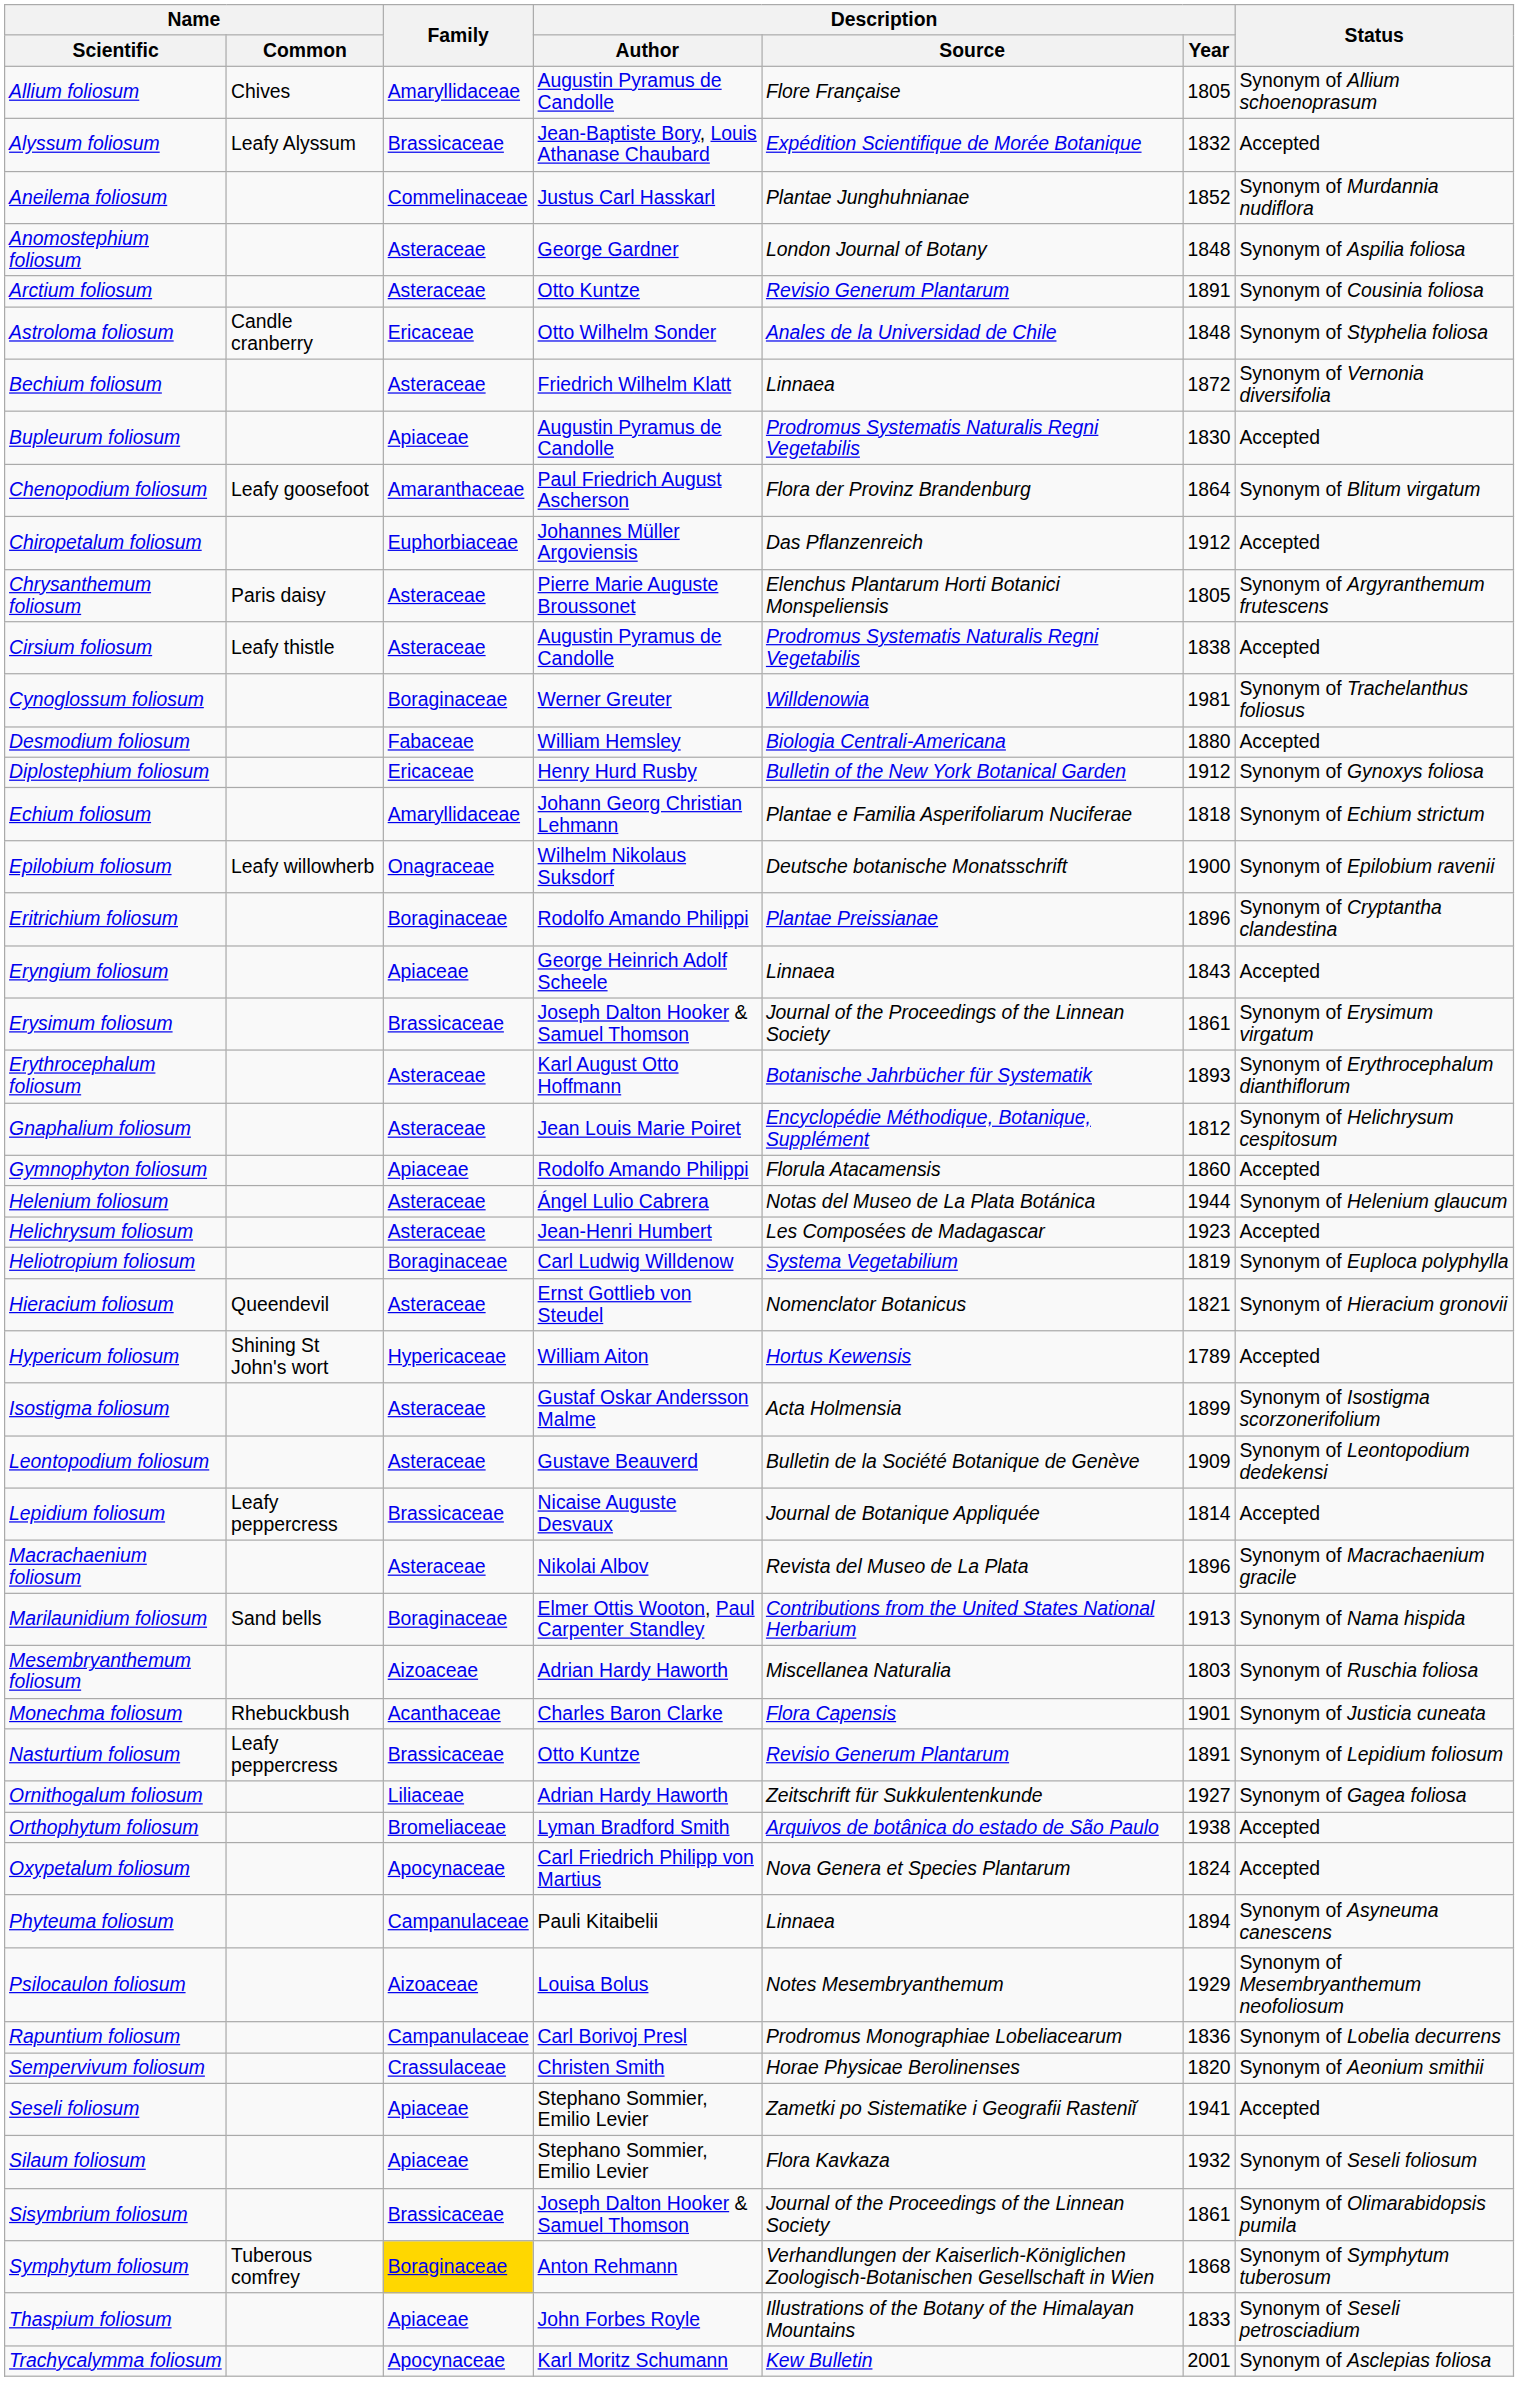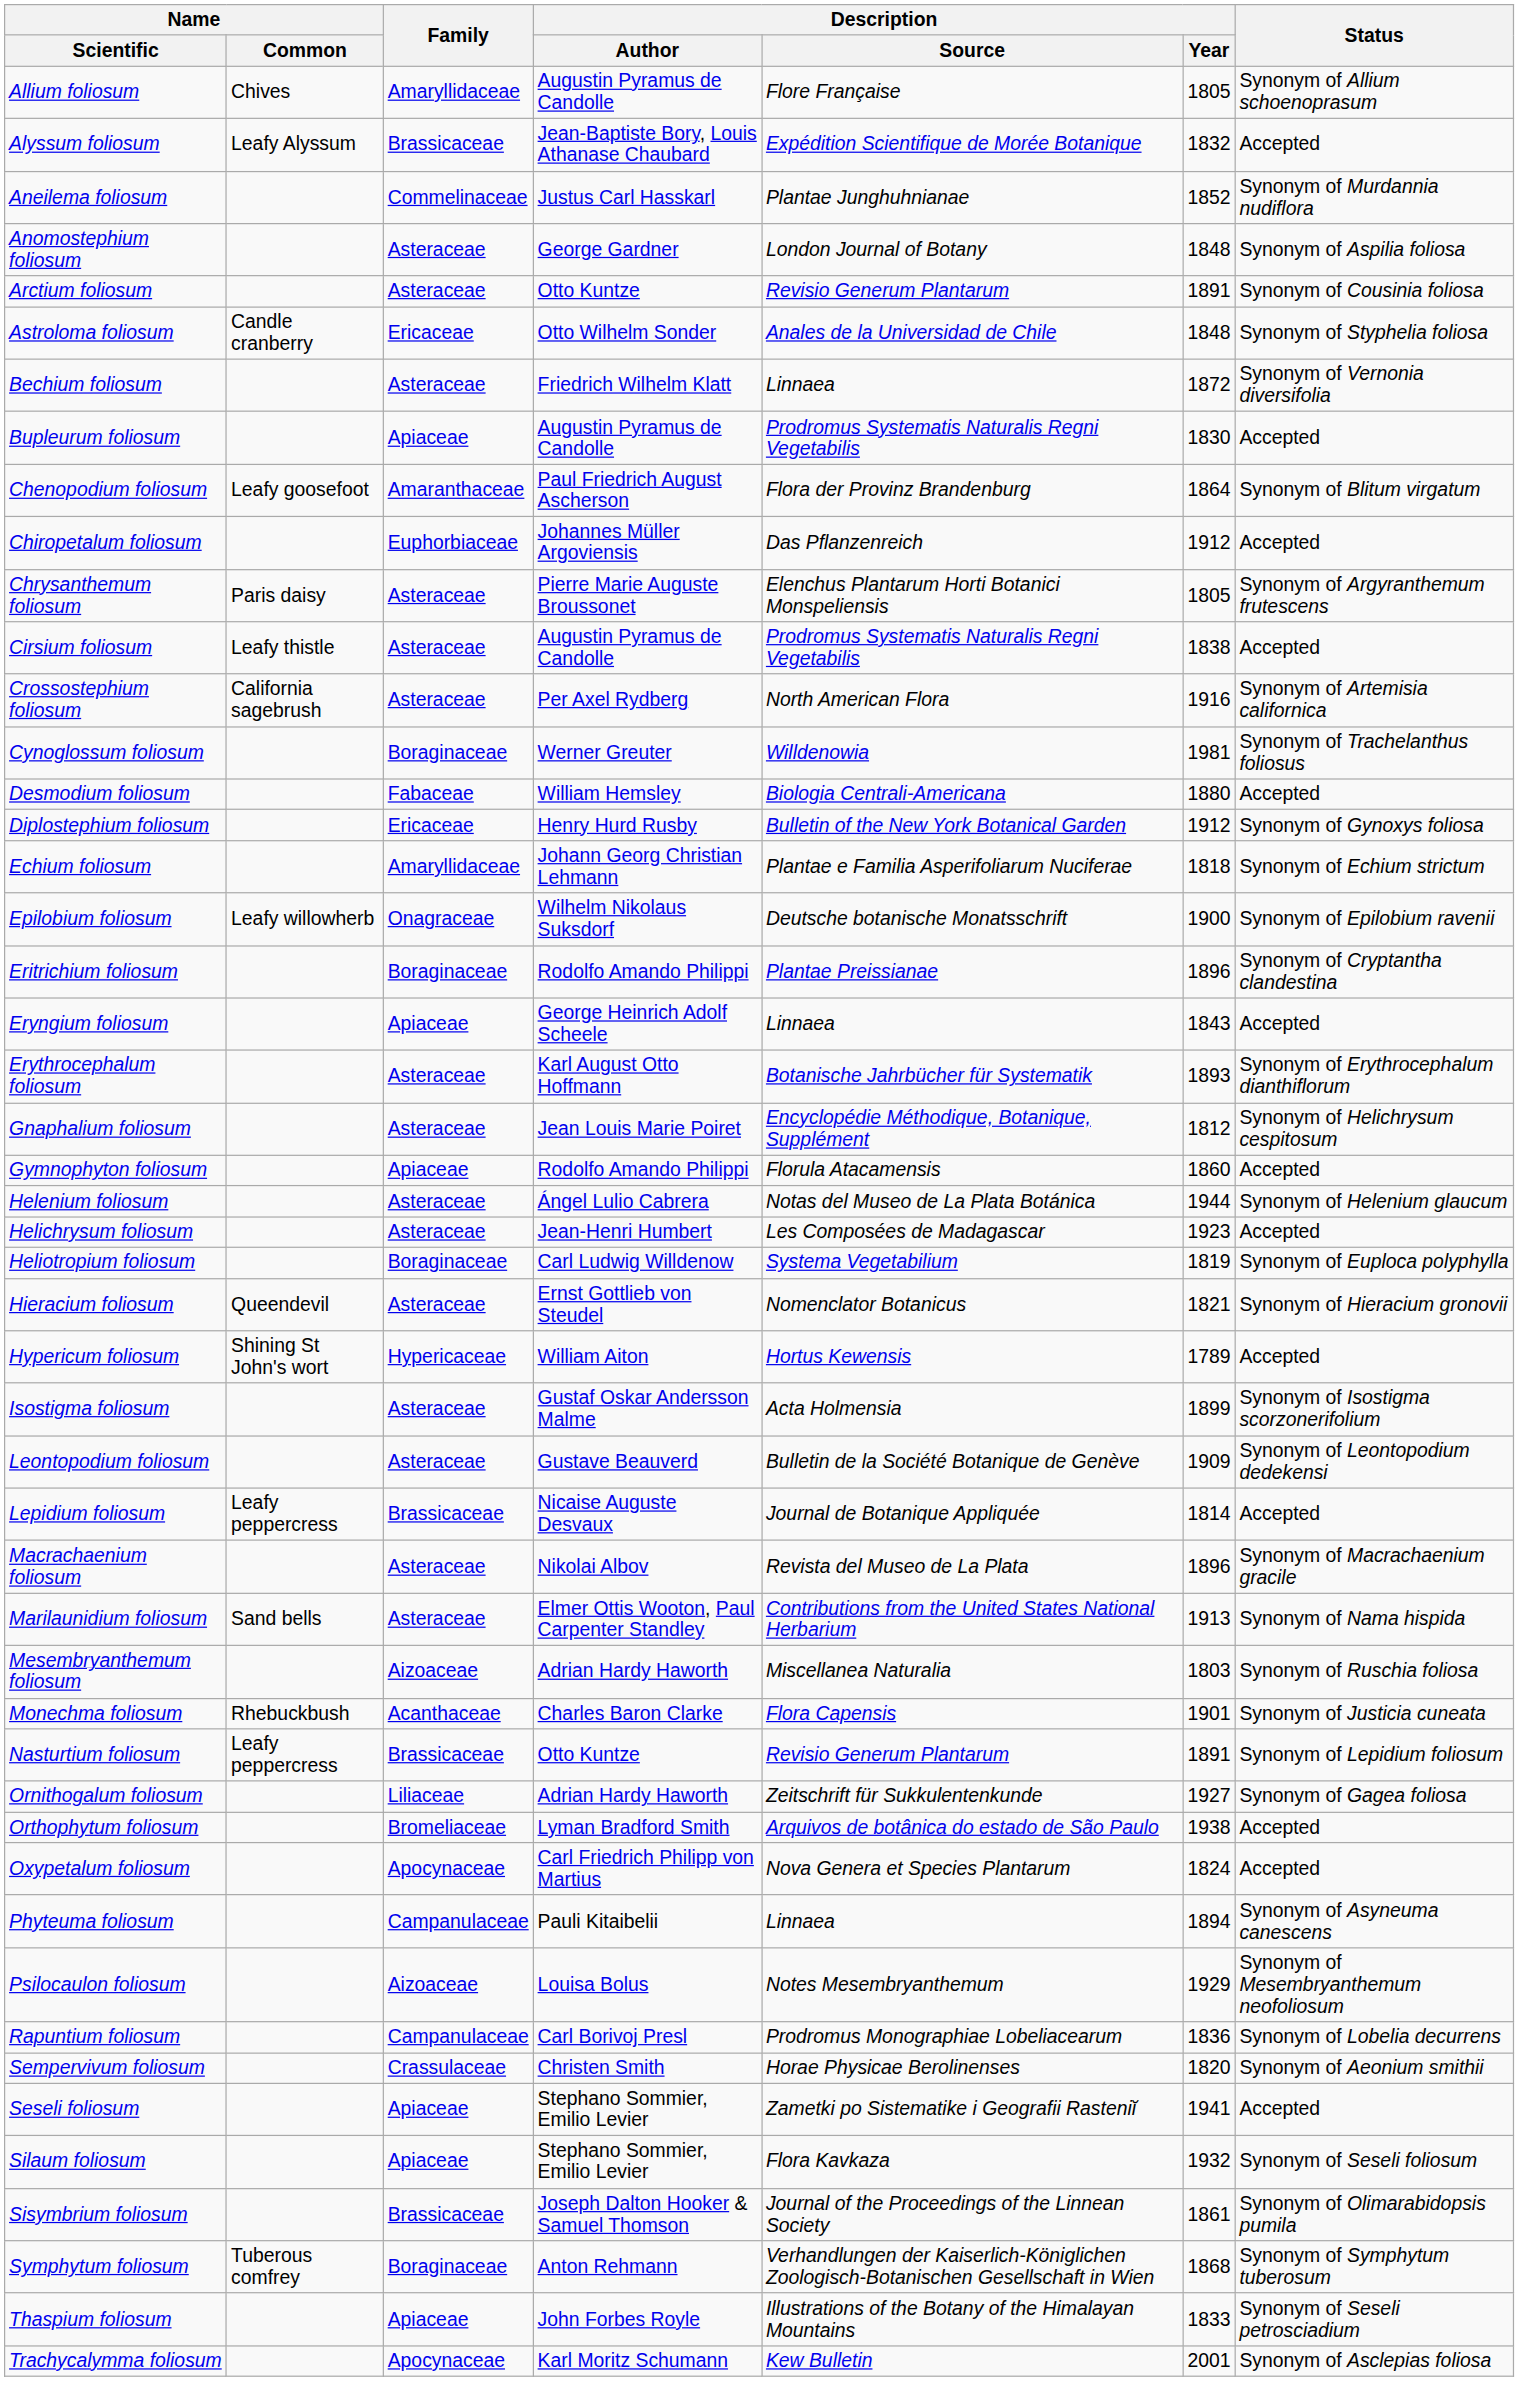+ row: (79, 700)
- row: (91, 1024)
(447, 1619) Boraginaceae -> (437, 1619) Asteraceae
(447, 2266) gold background -> (447, 2266) no background
